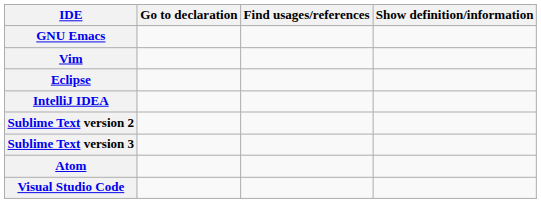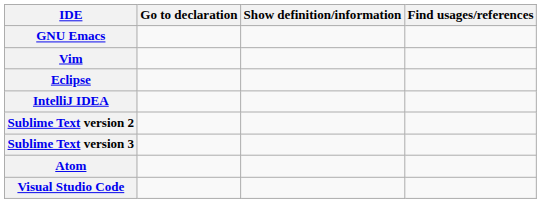columns swapped: (455, 14) <-> (307, 14)
